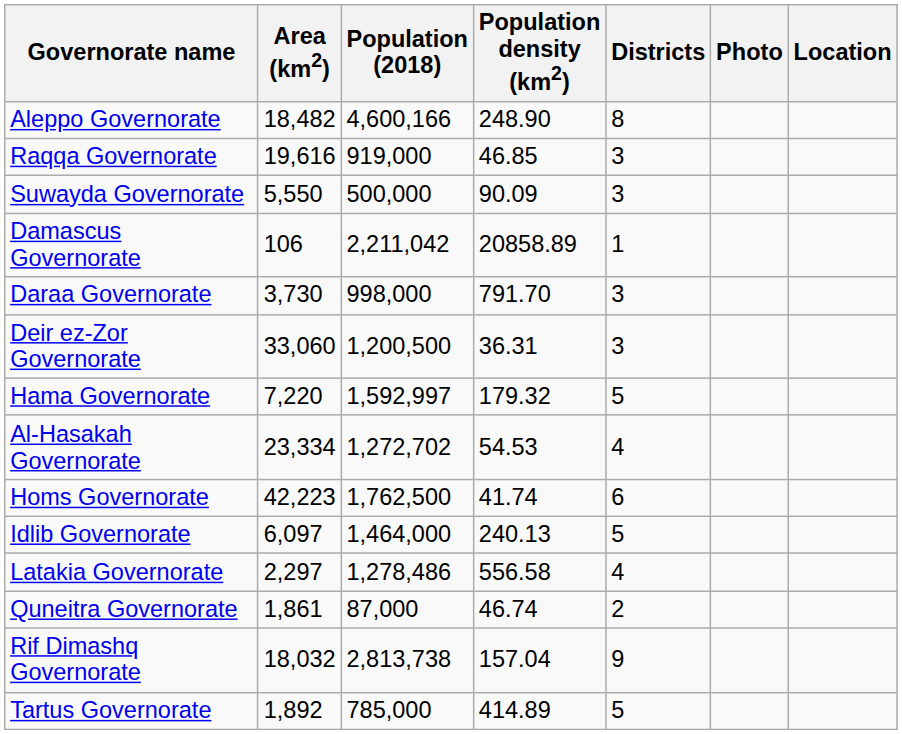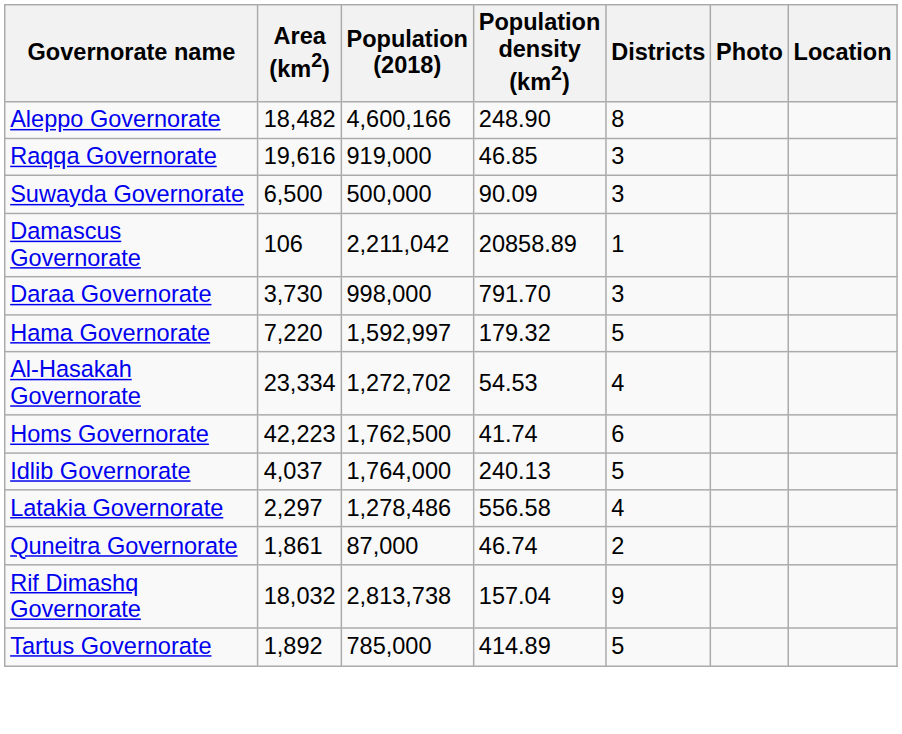(293, 194) 5,550 -> (293, 194) 6,500
- row: (76, 345)
(293, 534) 6,097 -> (293, 471) 4,037
(399, 534) 1,464,000 -> (399, 471) 1,764,000
